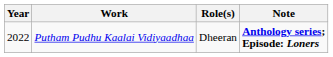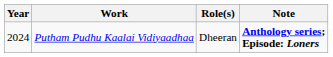(18, 37) 2022 -> (18, 37) 2024
